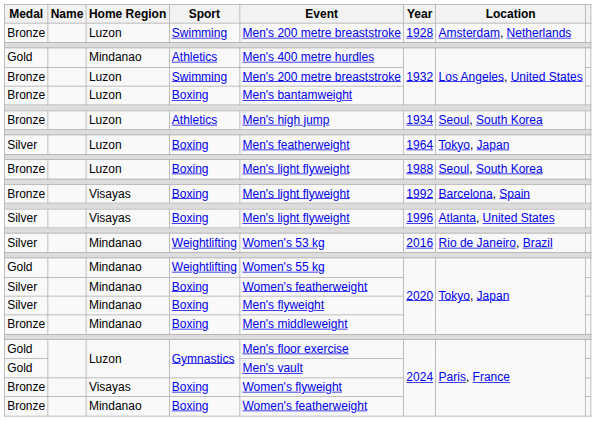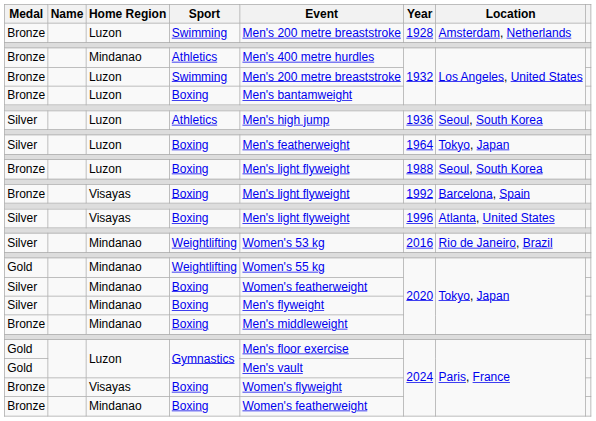(20, 57) Gold -> (26, 57) Bronze
(26, 120) Bronze -> (22, 120) Silver
(420, 120) 1934 -> (420, 120) 1936
